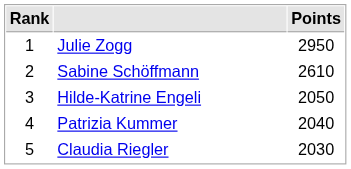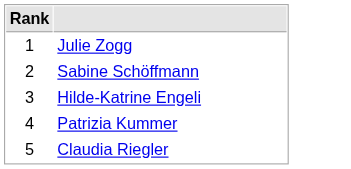- column: (316, 19)
